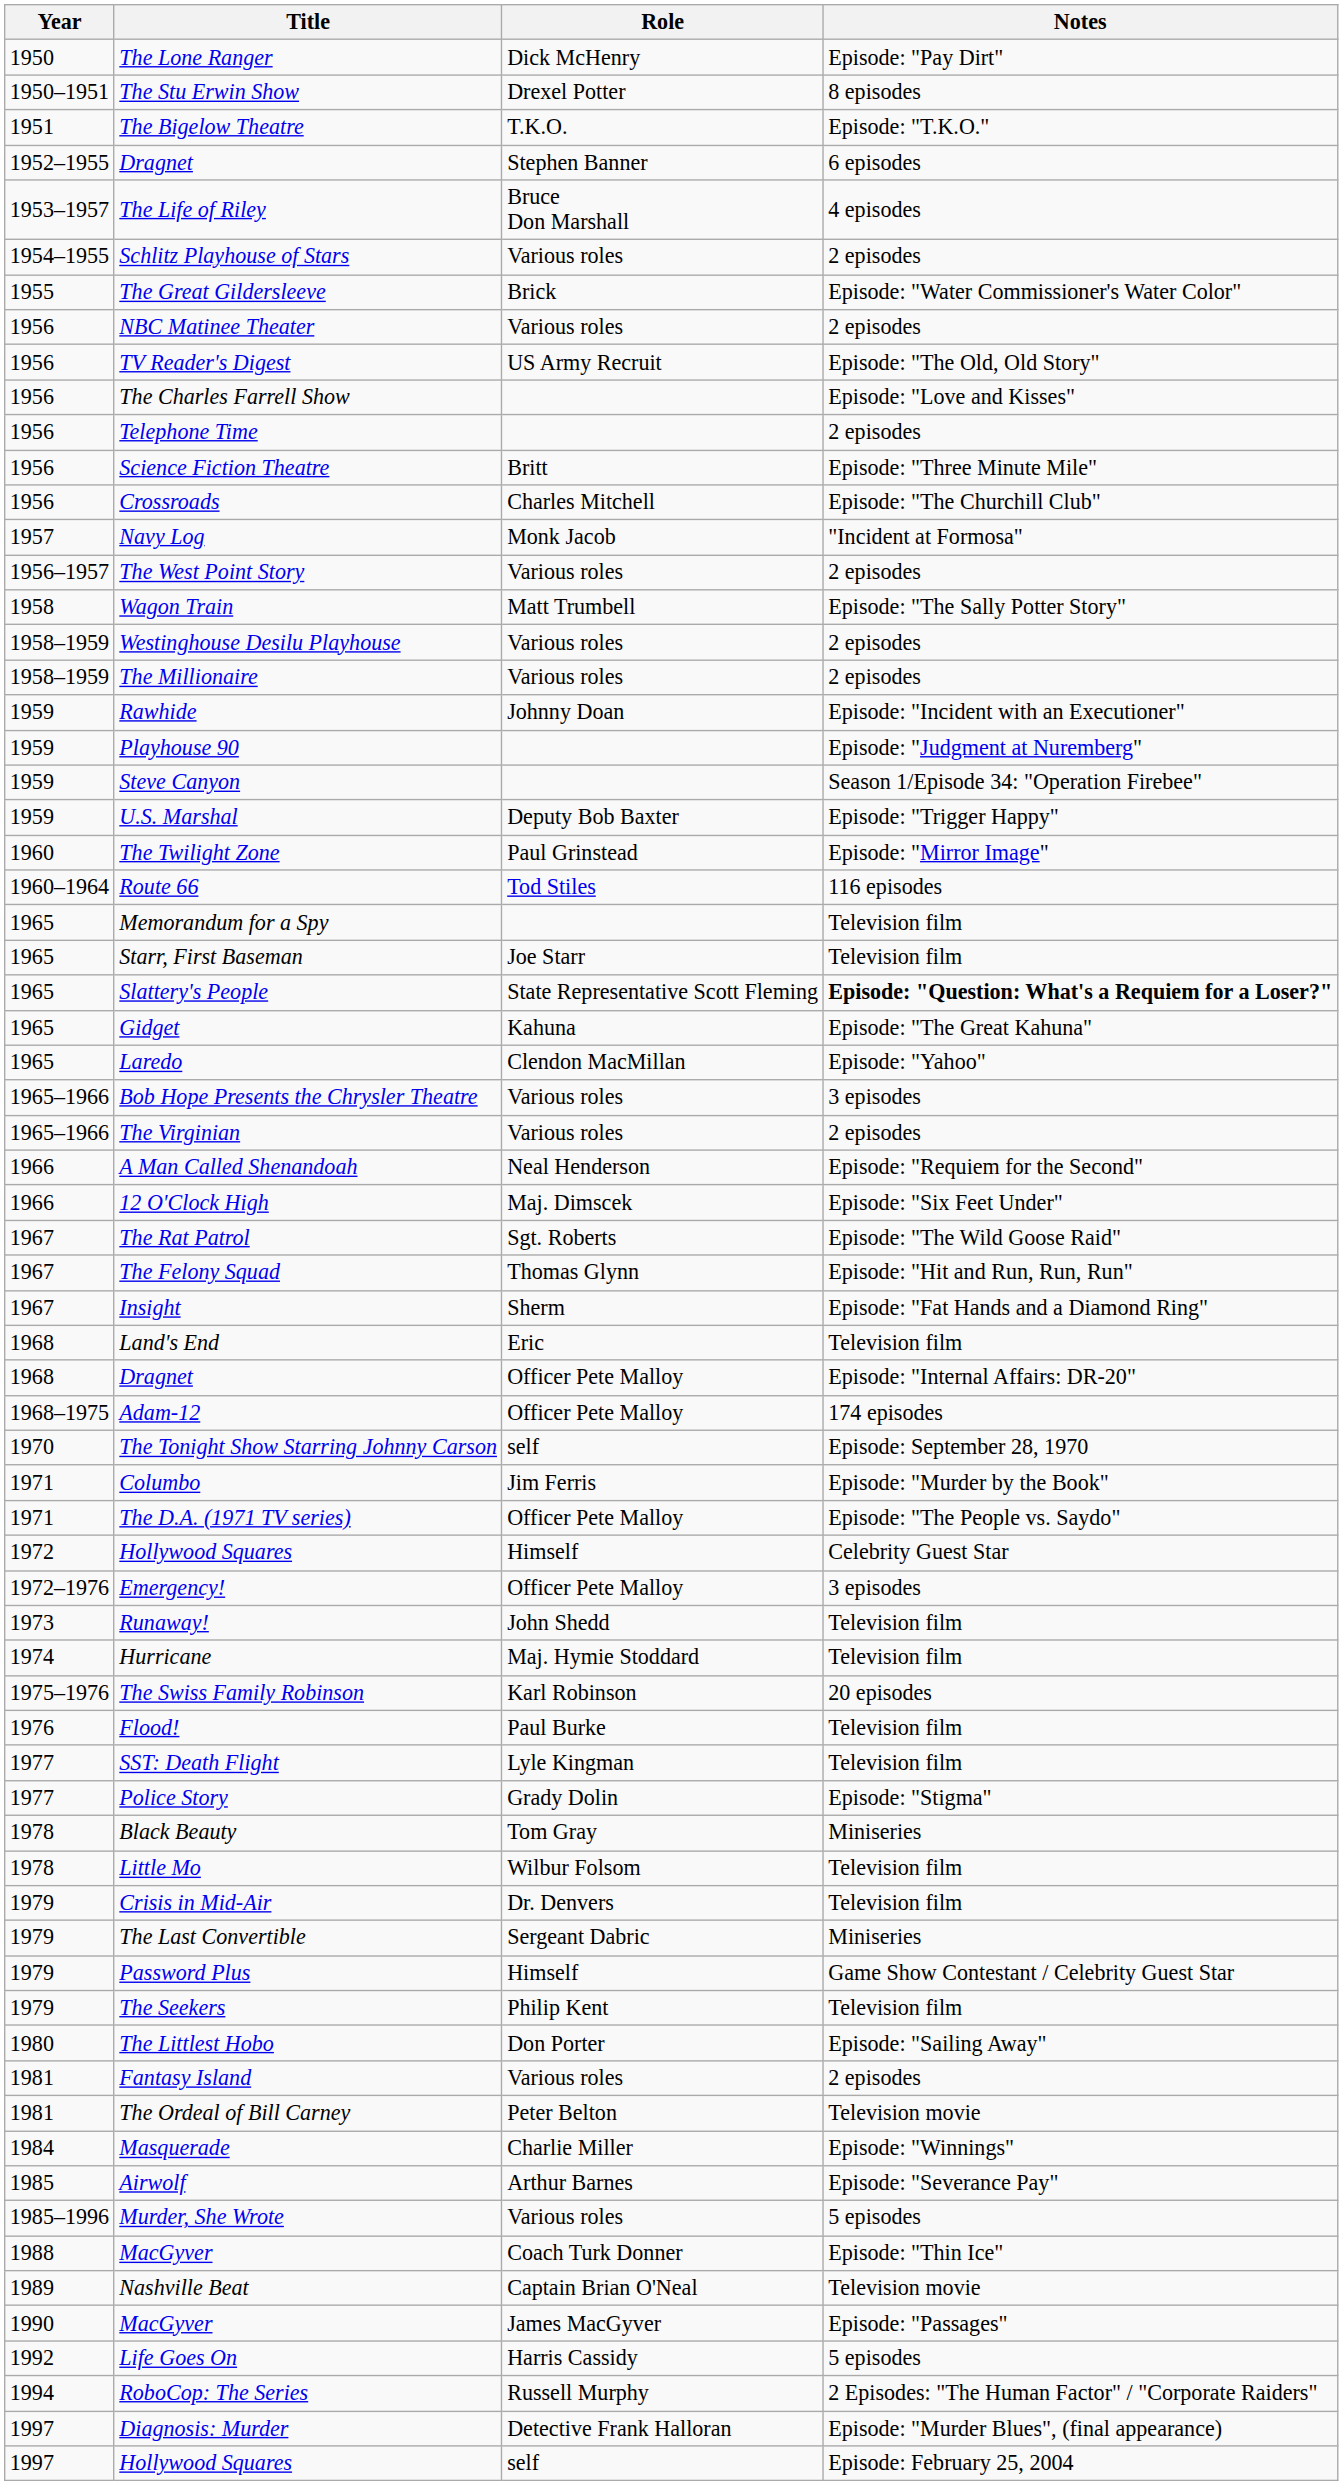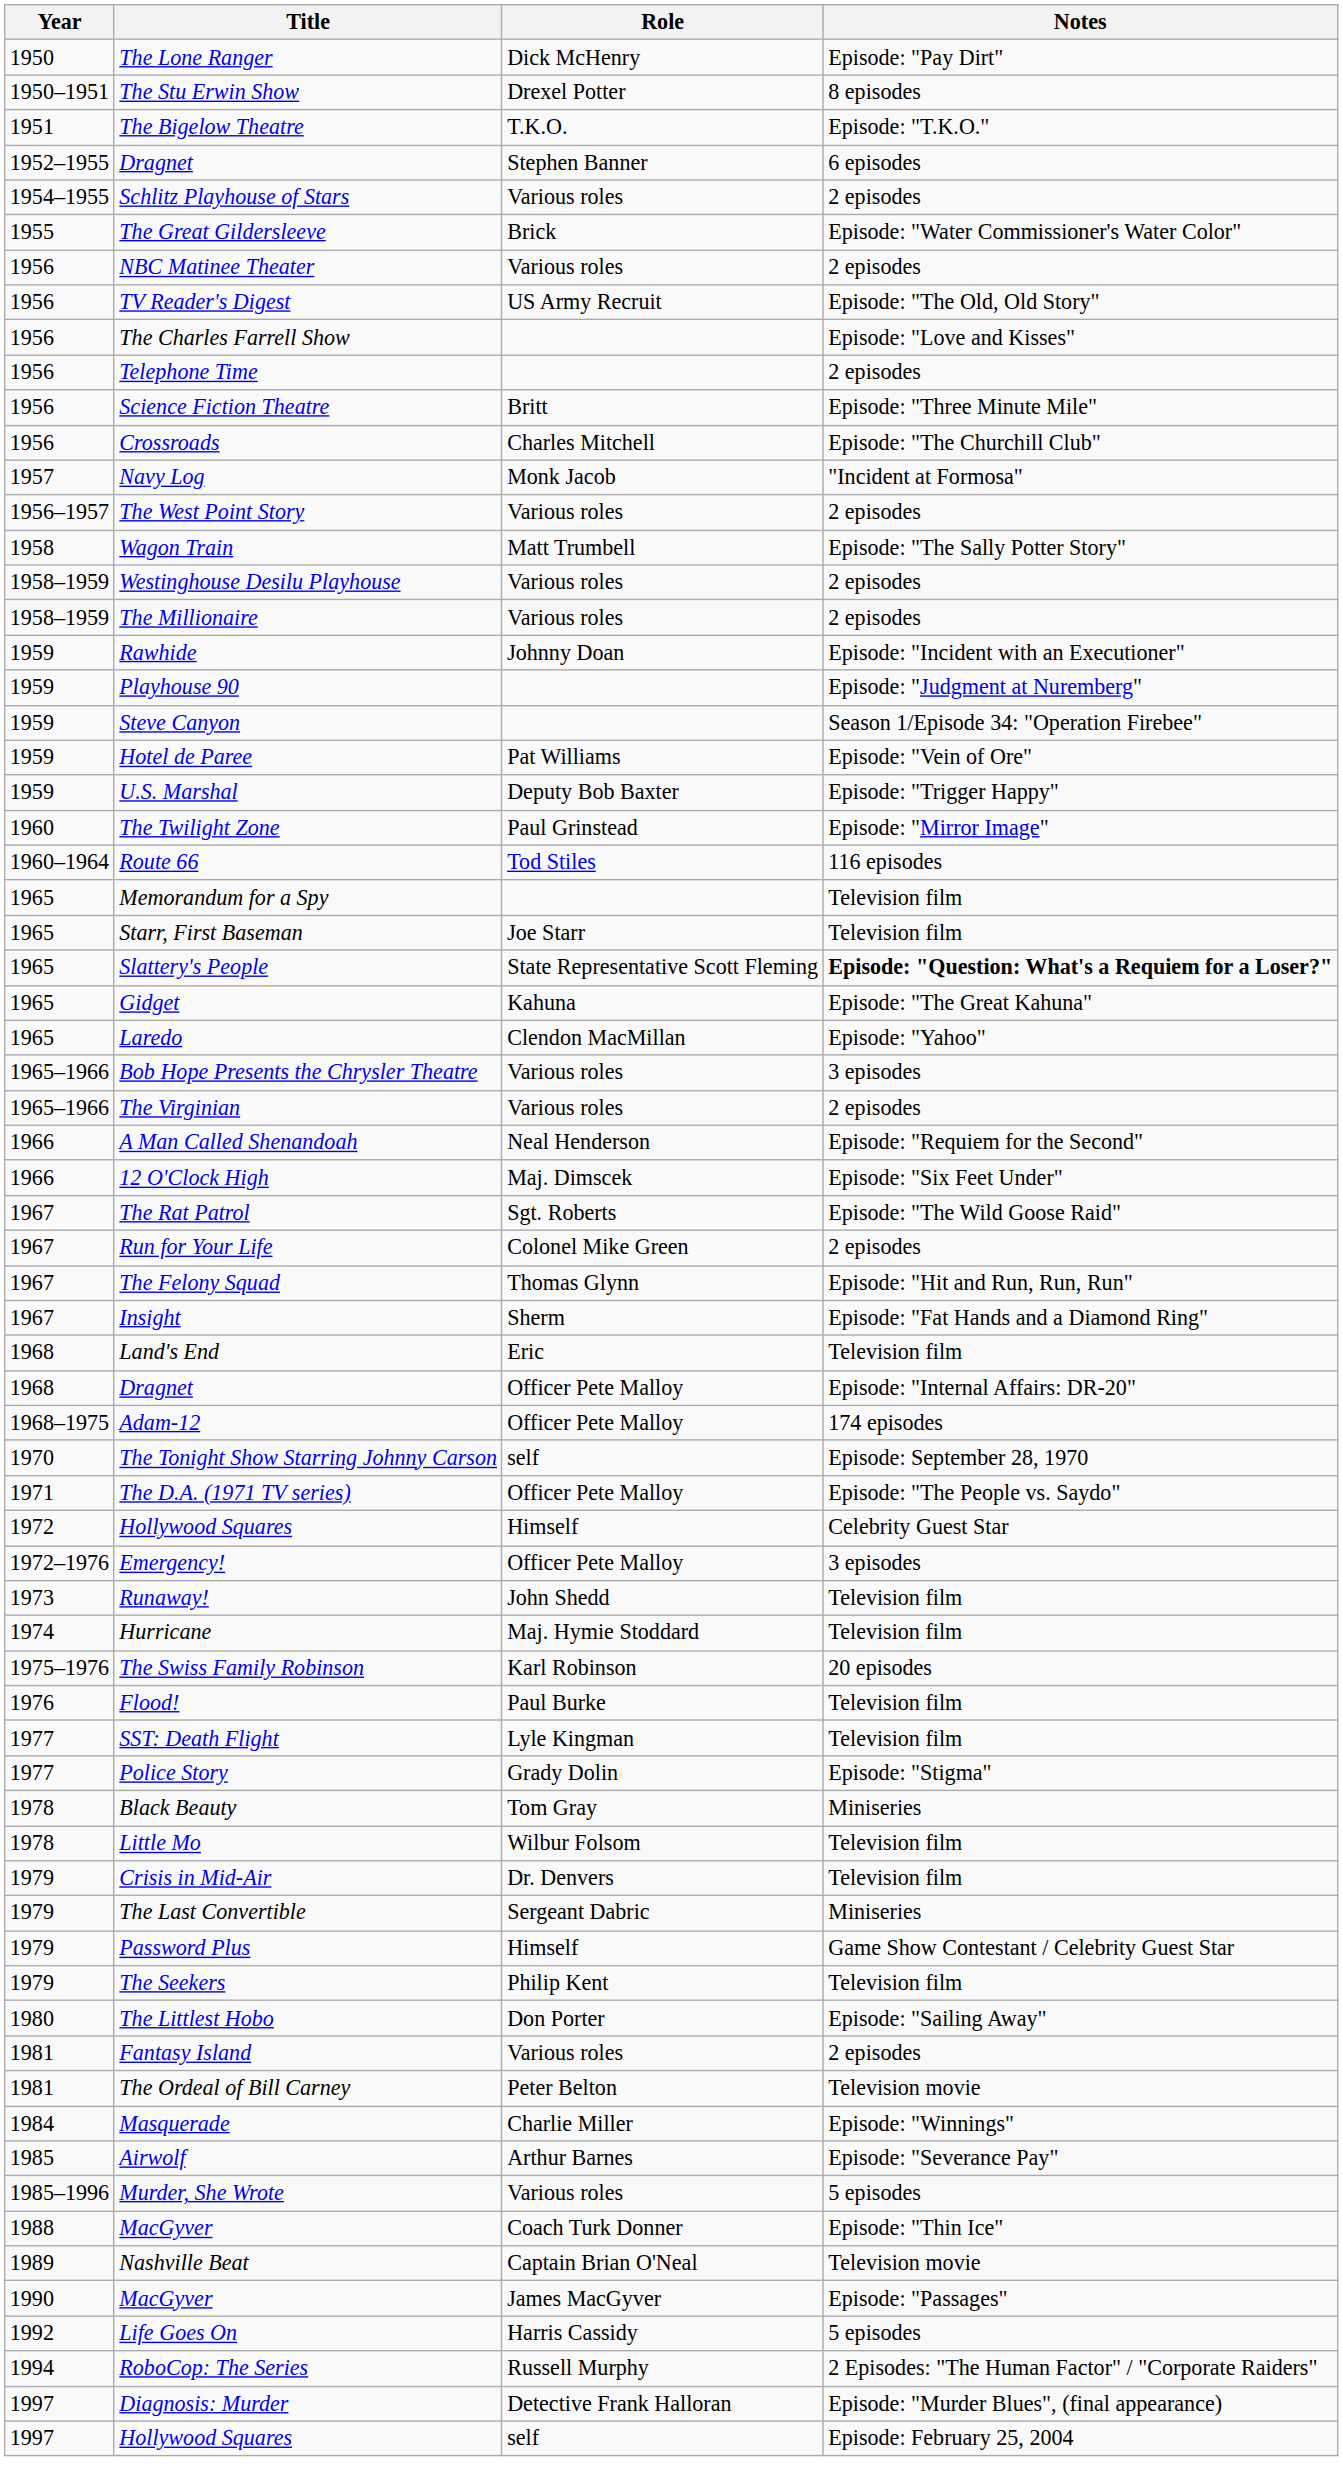- row: (193, 209)
+ row: (186, 757)
+ row: (196, 1247)
- row: (160, 1482)
